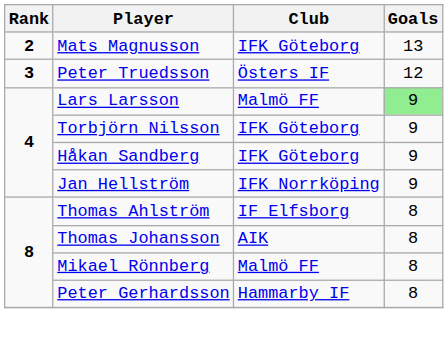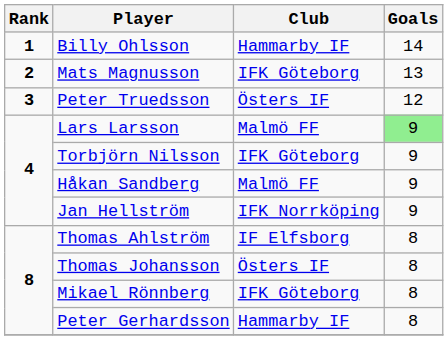+ row: (123, 46)
(299, 156) IFK Göteborg -> (278, 184) Malmö FF
(253, 239) AIK -> (283, 266) Östers IF
(278, 266) Malmö FF -> (299, 294) IFK Göteborg
